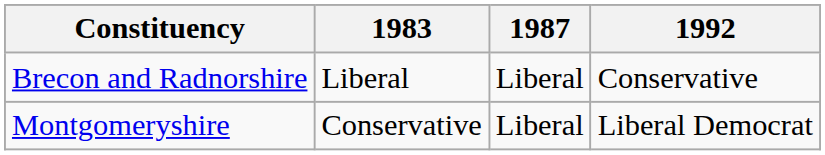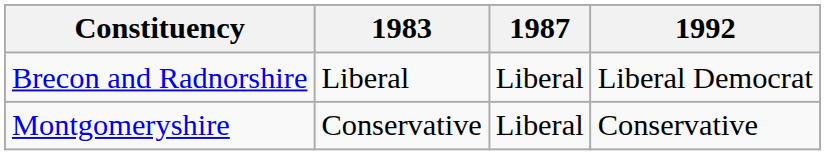(678, 76) Conservative -> (705, 76) Liberal Democrat
(705, 125) Liberal Democrat -> (678, 125) Conservative
